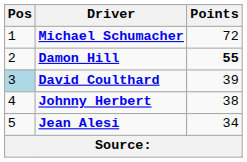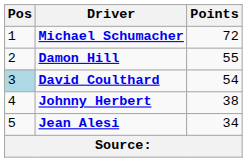(231, 59) bold -> (231, 59) normal
(231, 81) 39 -> (231, 81) 54
